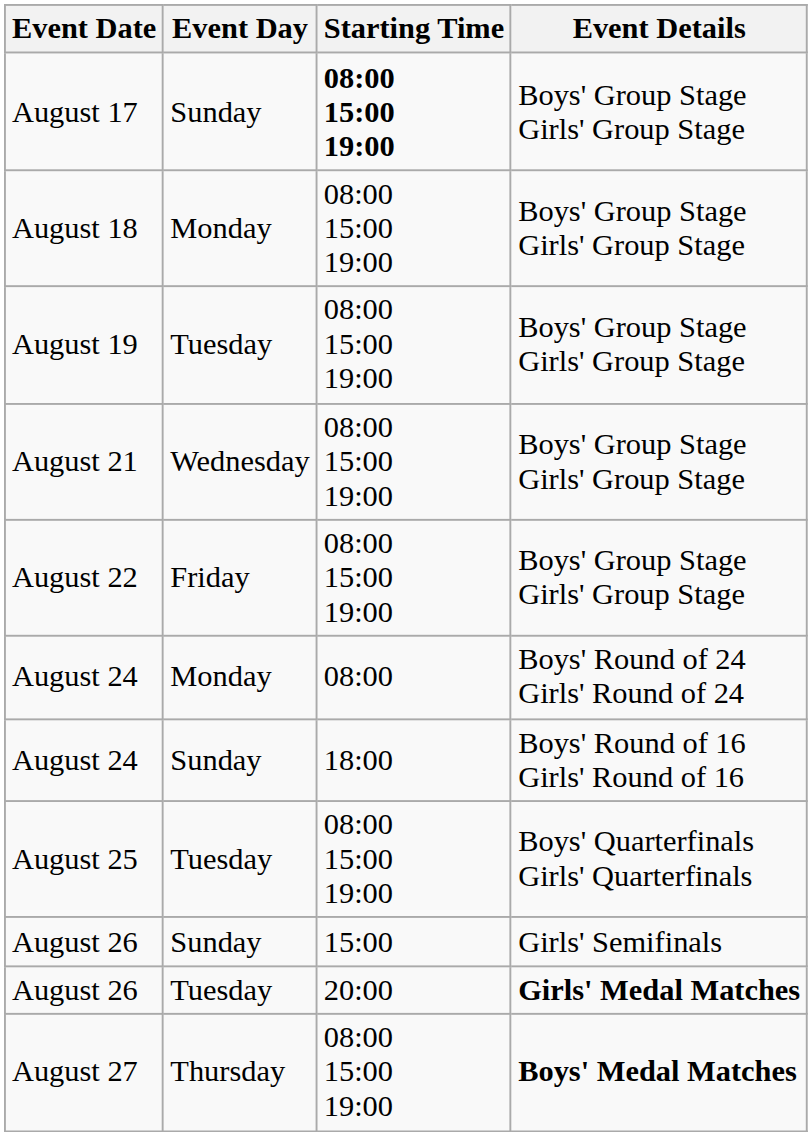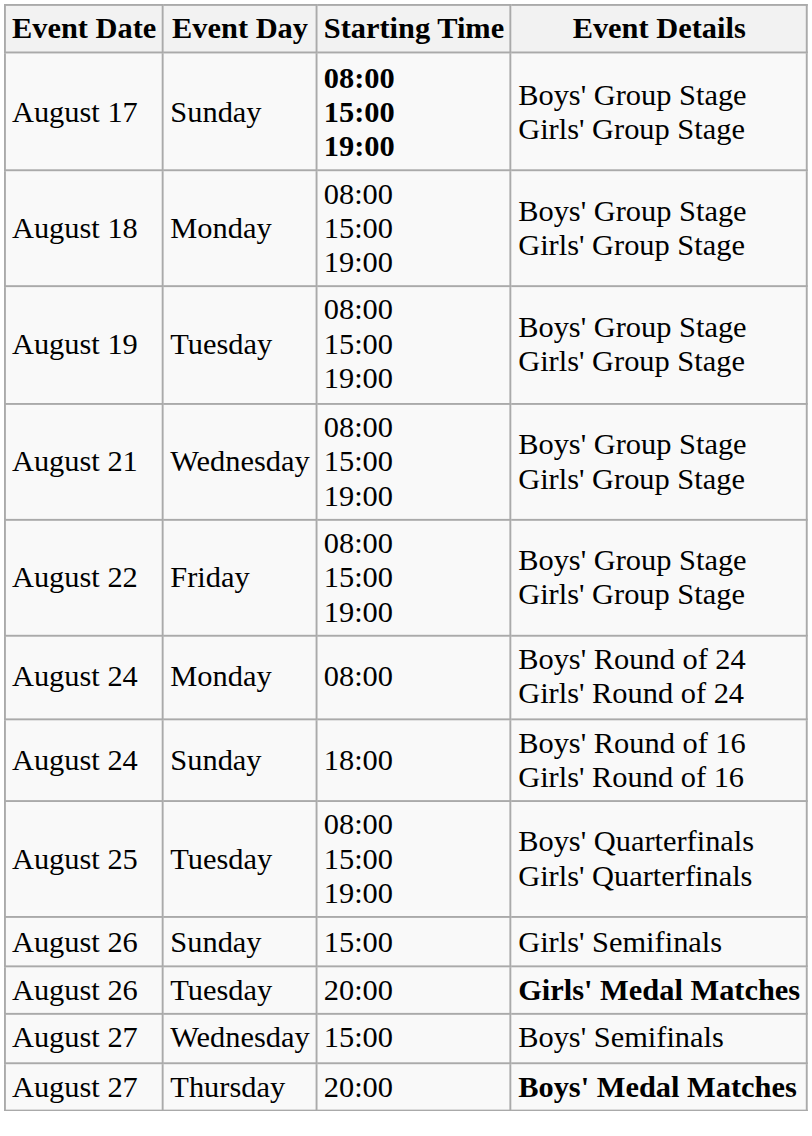+ row: (75, 1037)
(358, 1071) 08:00 15:00 19:00 -> (358, 1085) 20:00
